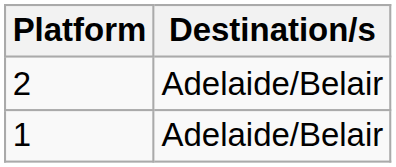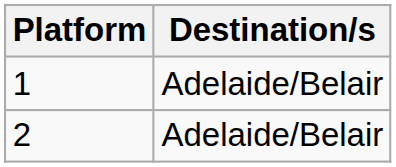rows swapped: (22, 135) <-> (22, 82)
